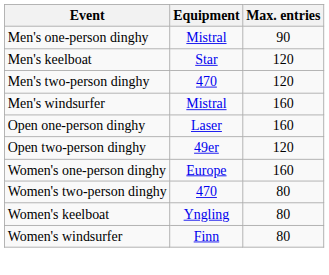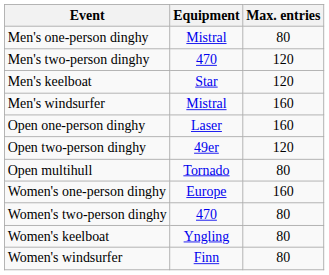(283, 37) 90 -> (283, 37) 80
rows swapped: (78, 81) <-> (50, 59)
+ row: (50, 170)
